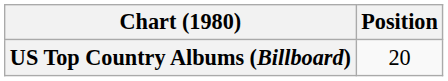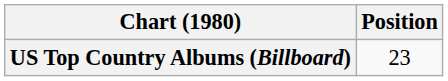(399, 57) 20 -> (399, 57) 23
